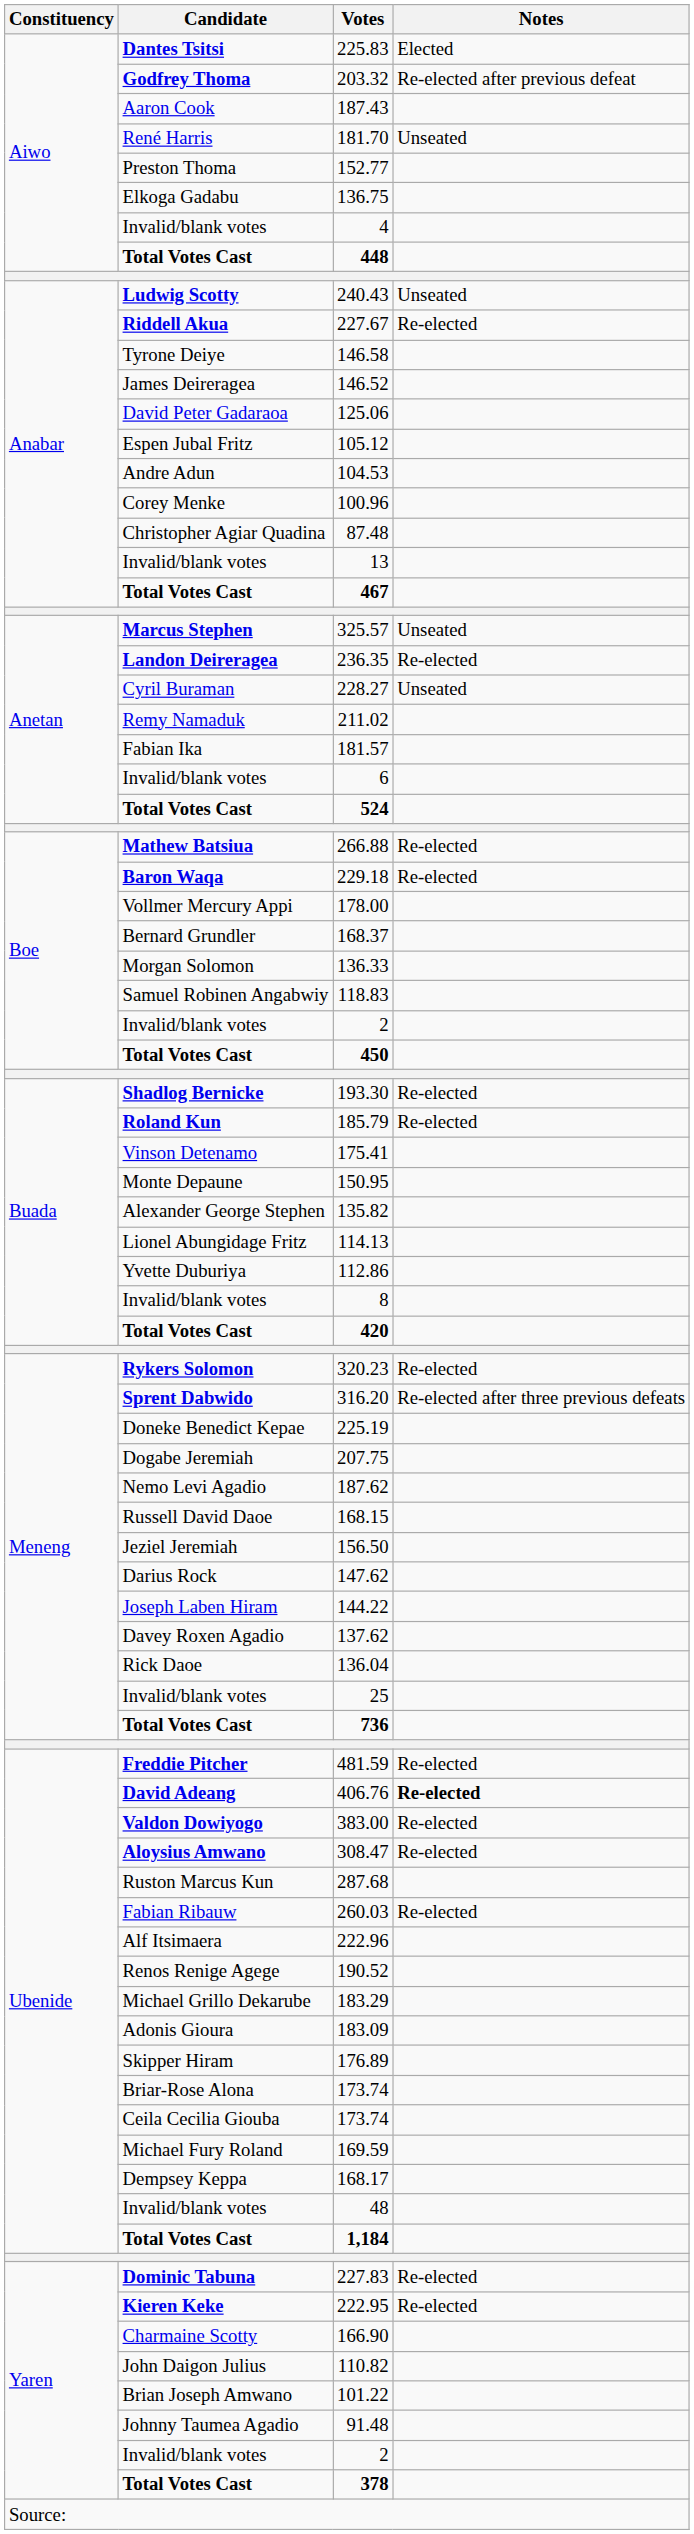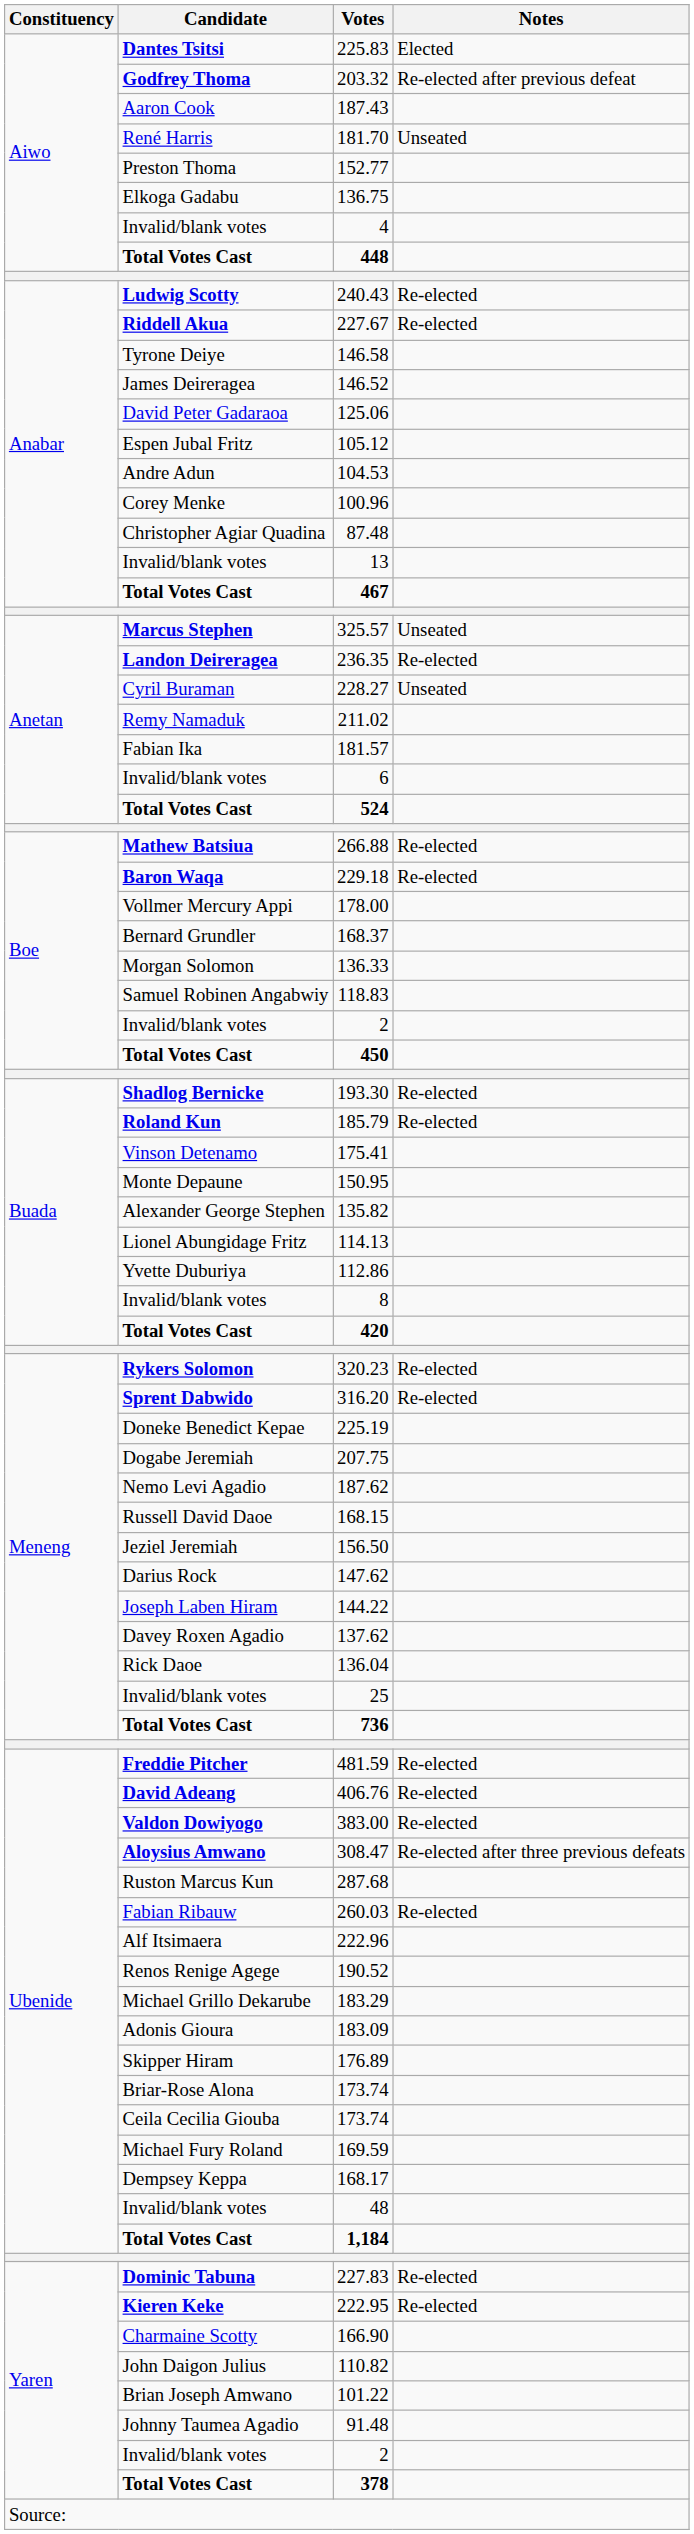(432, 295) Unseated -> (437, 295) Re-elected
(541, 1398) Re-elected after three previous defeats -> (437, 1398) Re-elected
(439, 1793) bold -> (437, 1793) normal
(437, 1852) Re-elected -> (541, 1852) Re-elected after three previous defeats
